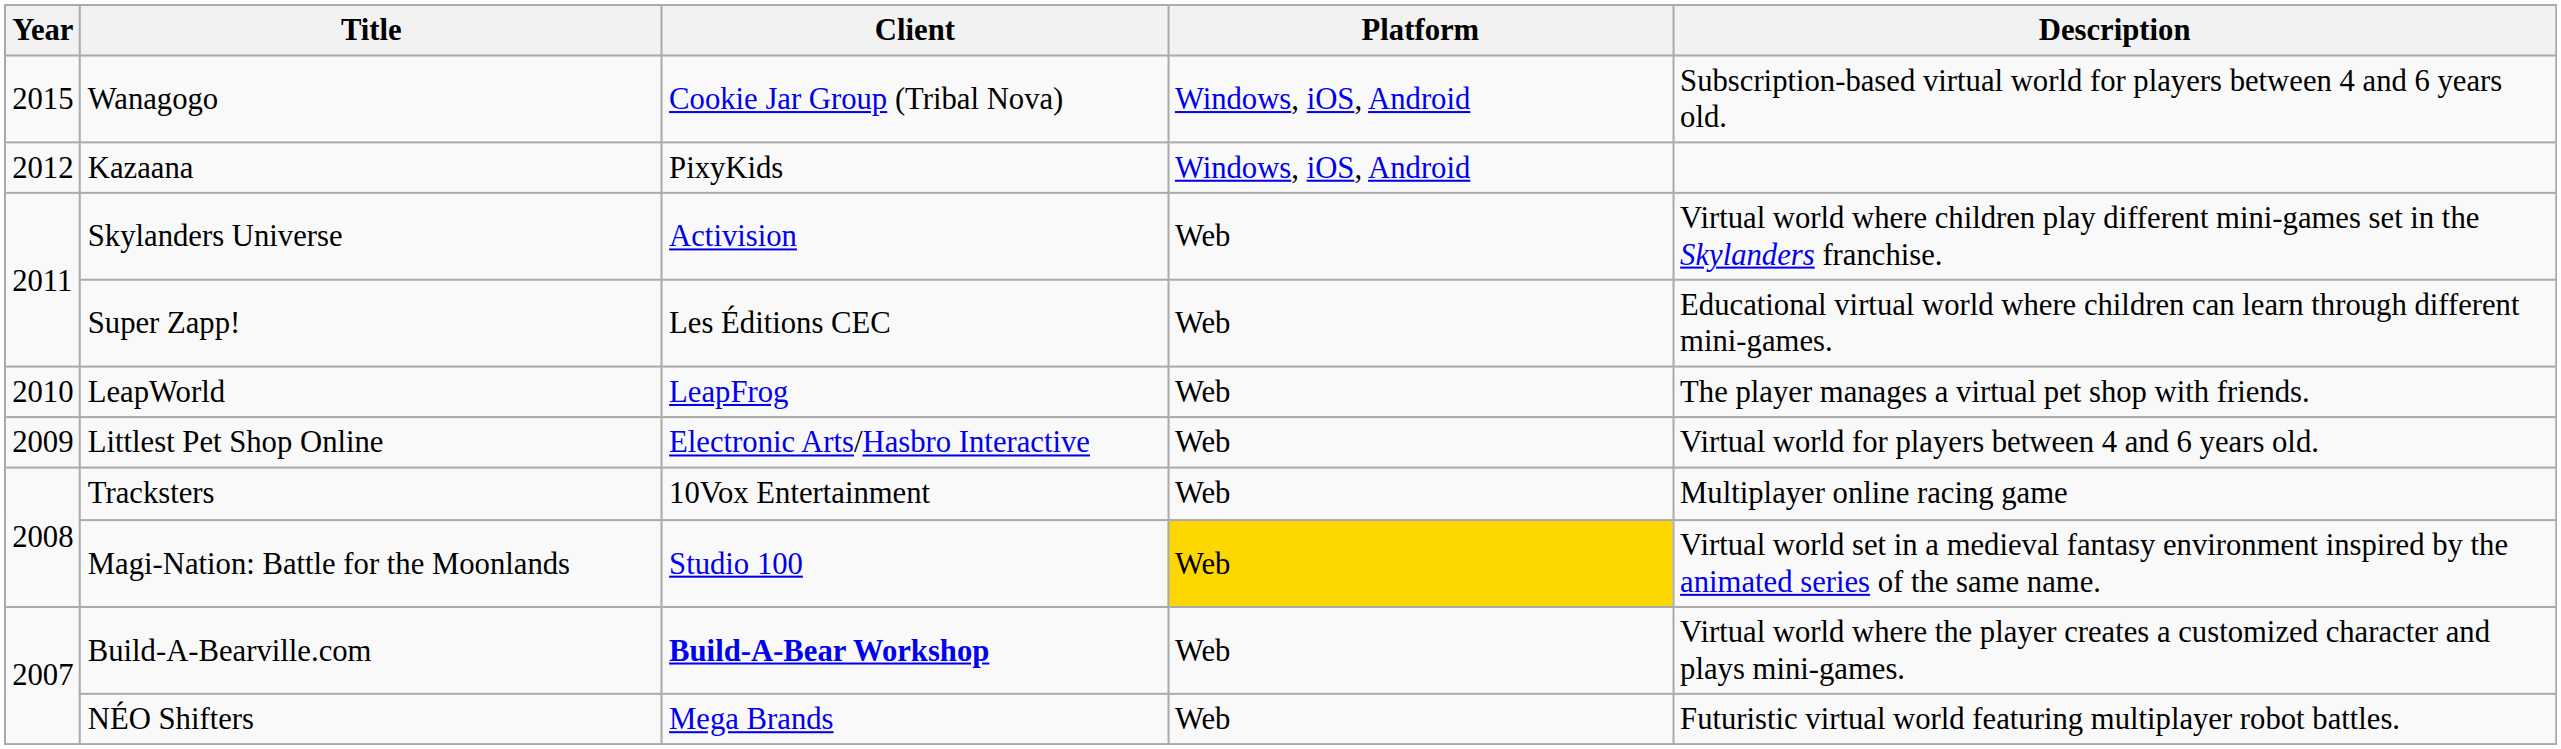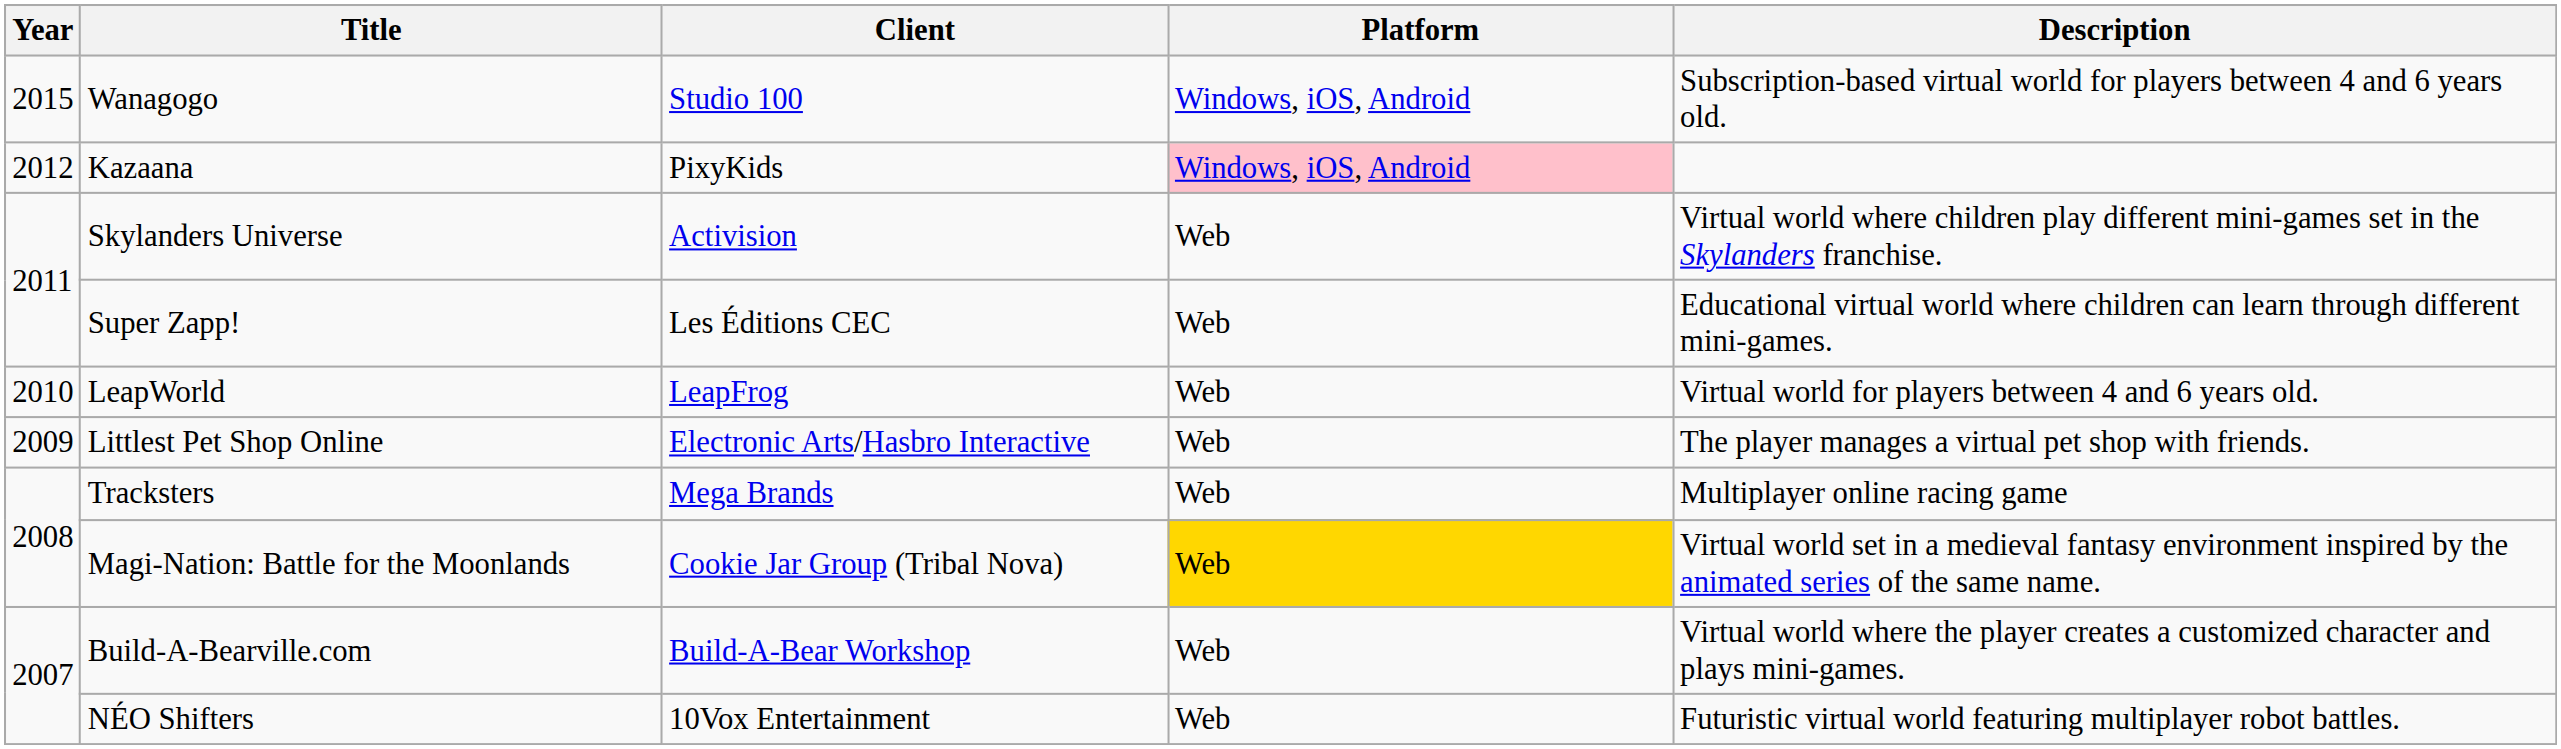(866, 98) Cookie Jar Group (Tribal Nova) -> (736, 98) Studio 100
(1323, 167) no background -> (1323, 167) pink background
(1995, 392) The player manages a virtual pet shop with friends. -> (2000, 392) Virtual world for players between 4 and 6 years old.
(2000, 442) Virtual world for players between 4 and 6 years old. -> (1995, 442) The player manages a virtual pet shop with friends.
(800, 493) 10Vox Entertainment -> (751, 493) Mega Brands
(736, 562) Studio 100 -> (866, 562) Cookie Jar Group (Tribal Nova)
(829, 649) bold -> (820, 649) normal
(751, 718) Mega Brands -> (800, 718) 10Vox Entertainment
